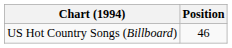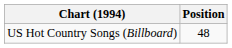(204, 33) 46 -> (204, 33) 48
